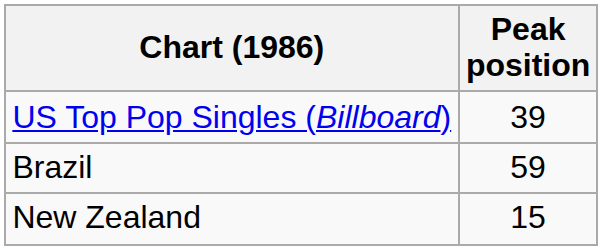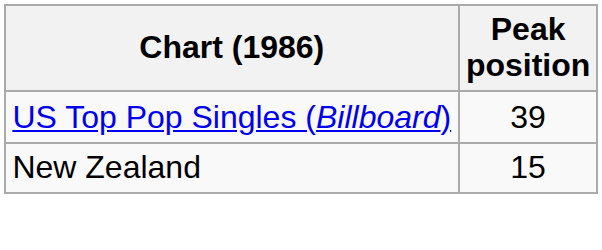- row: (52, 167)
